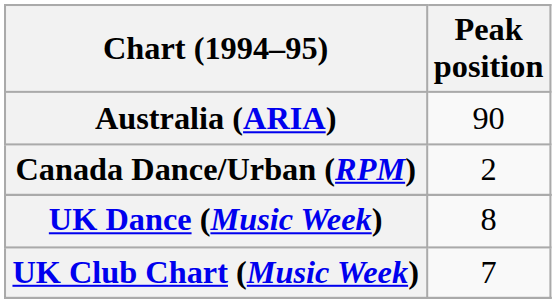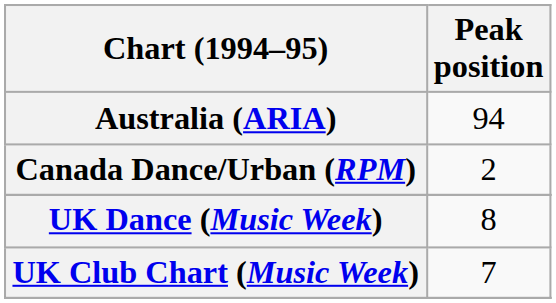(489, 117) 90 -> (489, 117) 94
